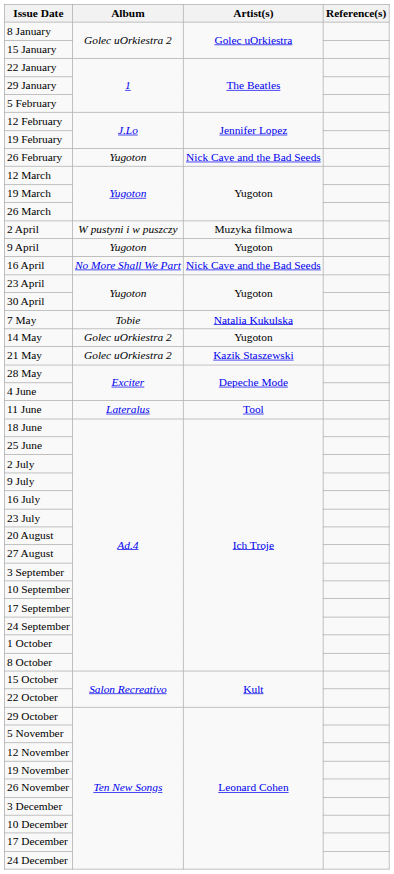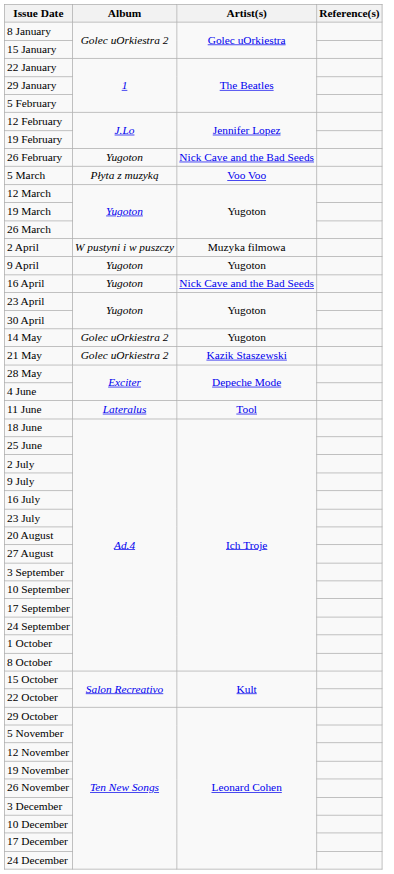+ row: (26, 175)
(128, 265) No More Shall We Part -> (125, 283) Yugoton
- row: (22, 319)
